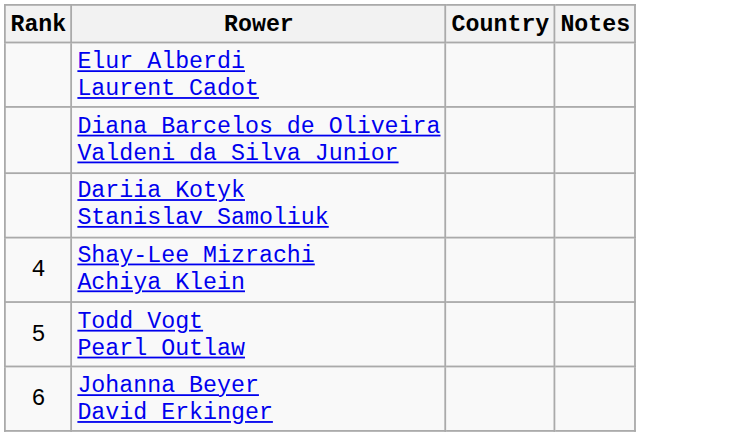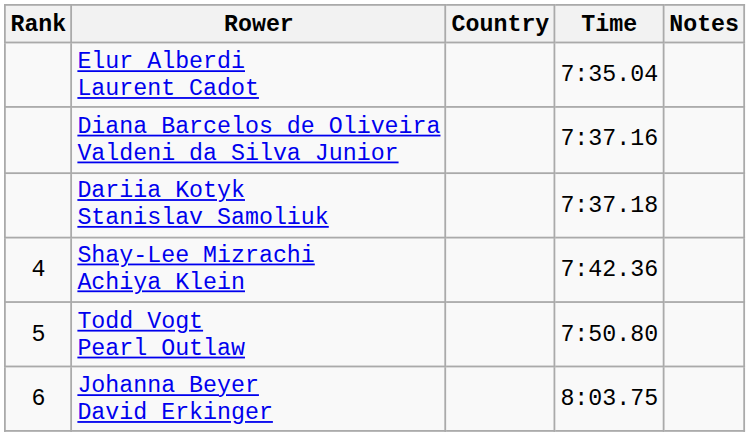+ column: (609, 24)
